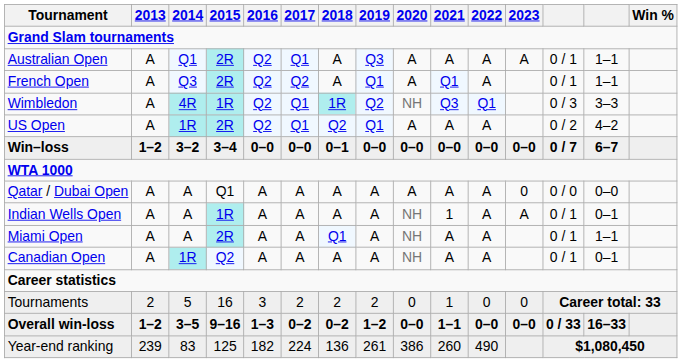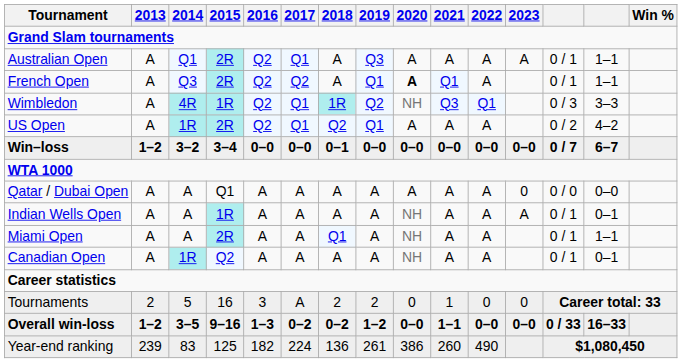(412, 81) normal -> (412, 81) bold
(449, 214) 1 -> (449, 214) A
(300, 302) 2 -> (300, 302) A
